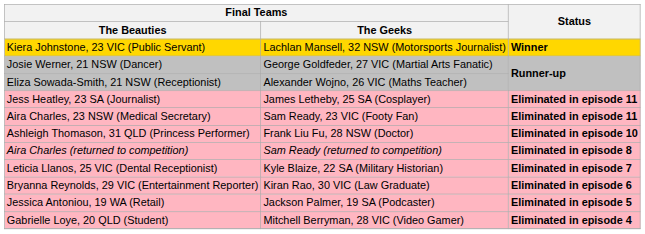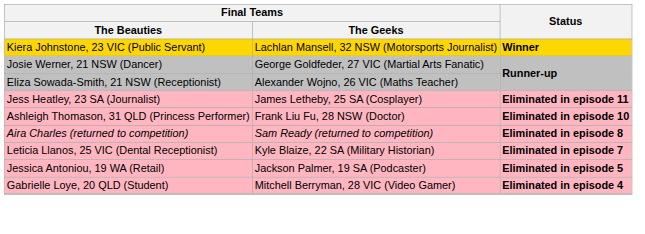- row: (109, 116)
- row: (133, 185)
